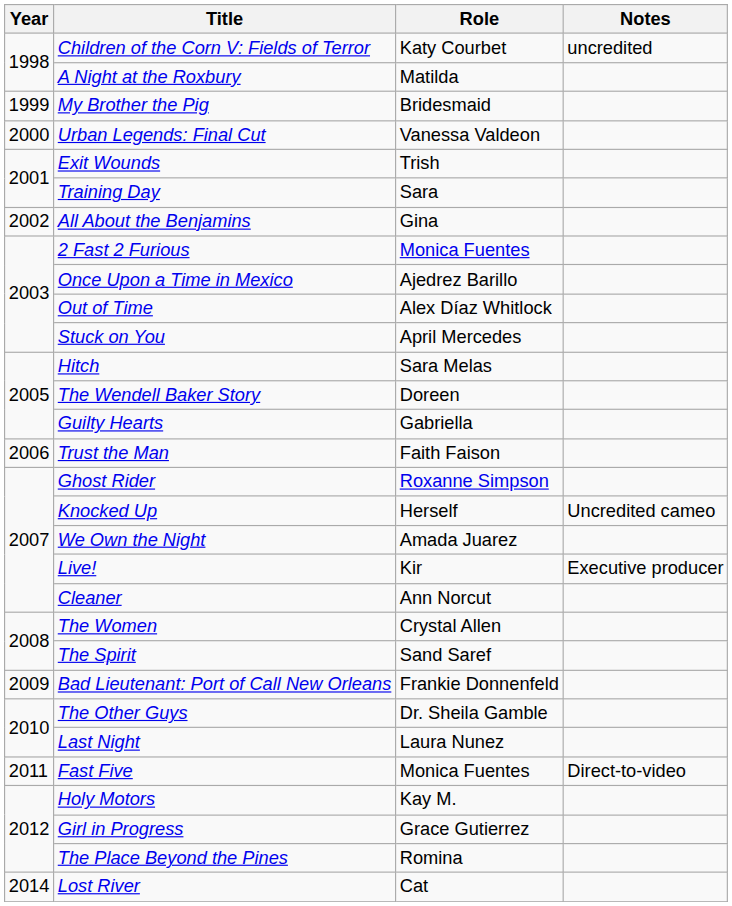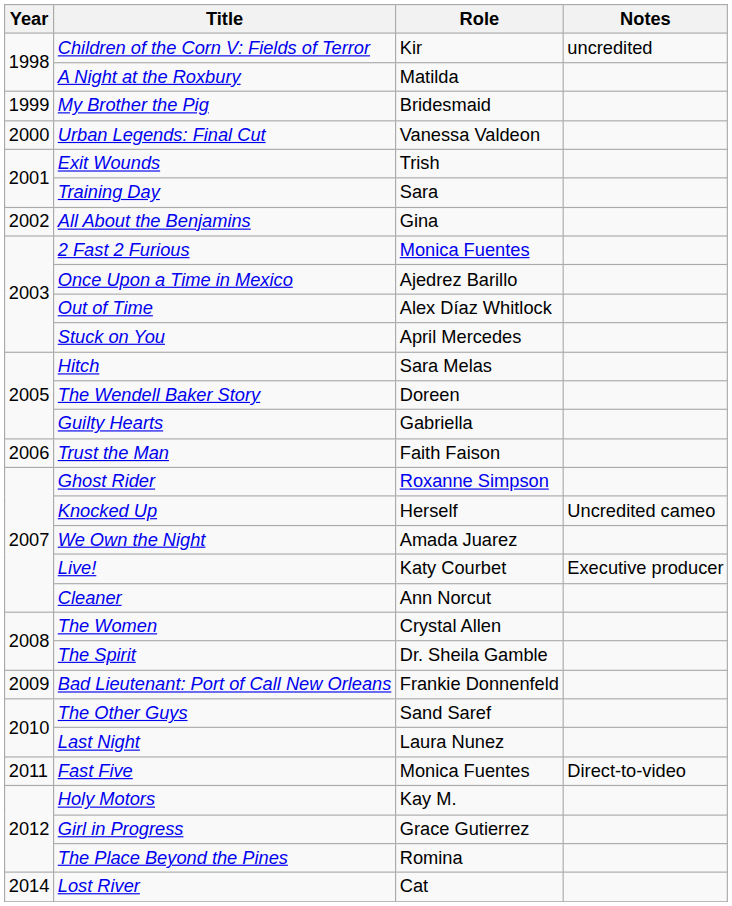(453, 47) Katy Courbet -> (411, 47) Kir
(411, 568) Kir -> (453, 568) Katy Courbet
(445, 655) Sand Saref -> (474, 655) Dr. Sheila Gamble
(474, 713) Dr. Sheila Gamble -> (445, 713) Sand Saref
